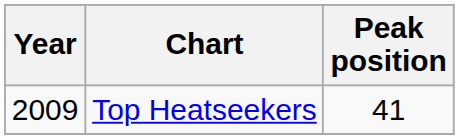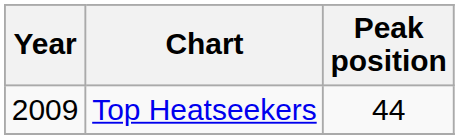(389, 109) 41 -> (389, 109) 44
